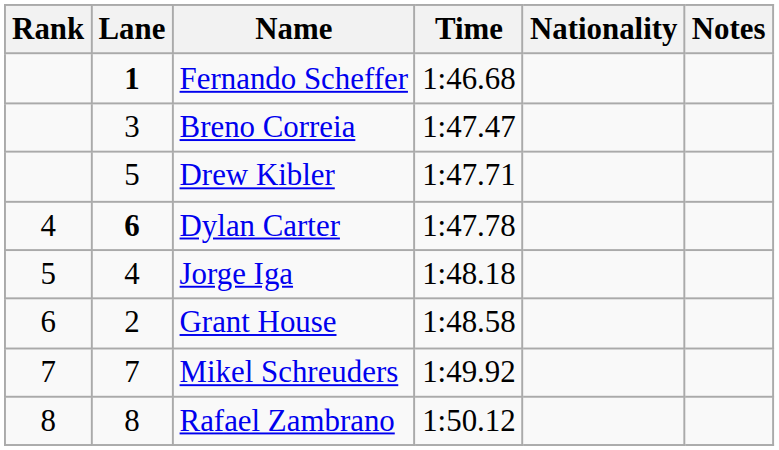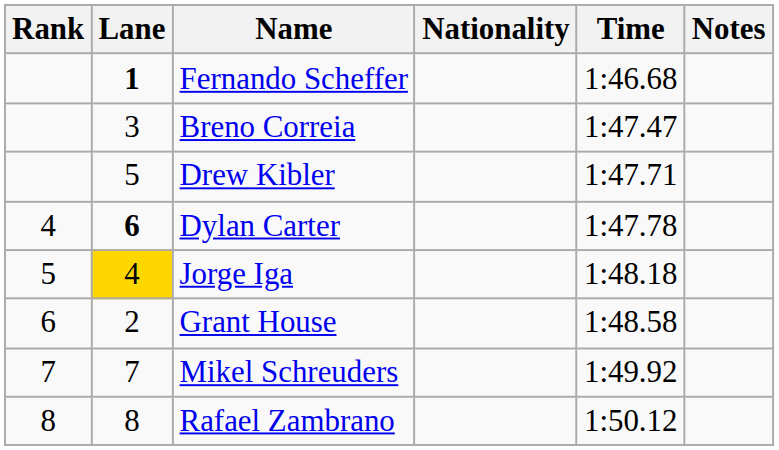columns swapped: (604, 28) <-> (469, 28)
(132, 273) no background -> (132, 273) gold background
